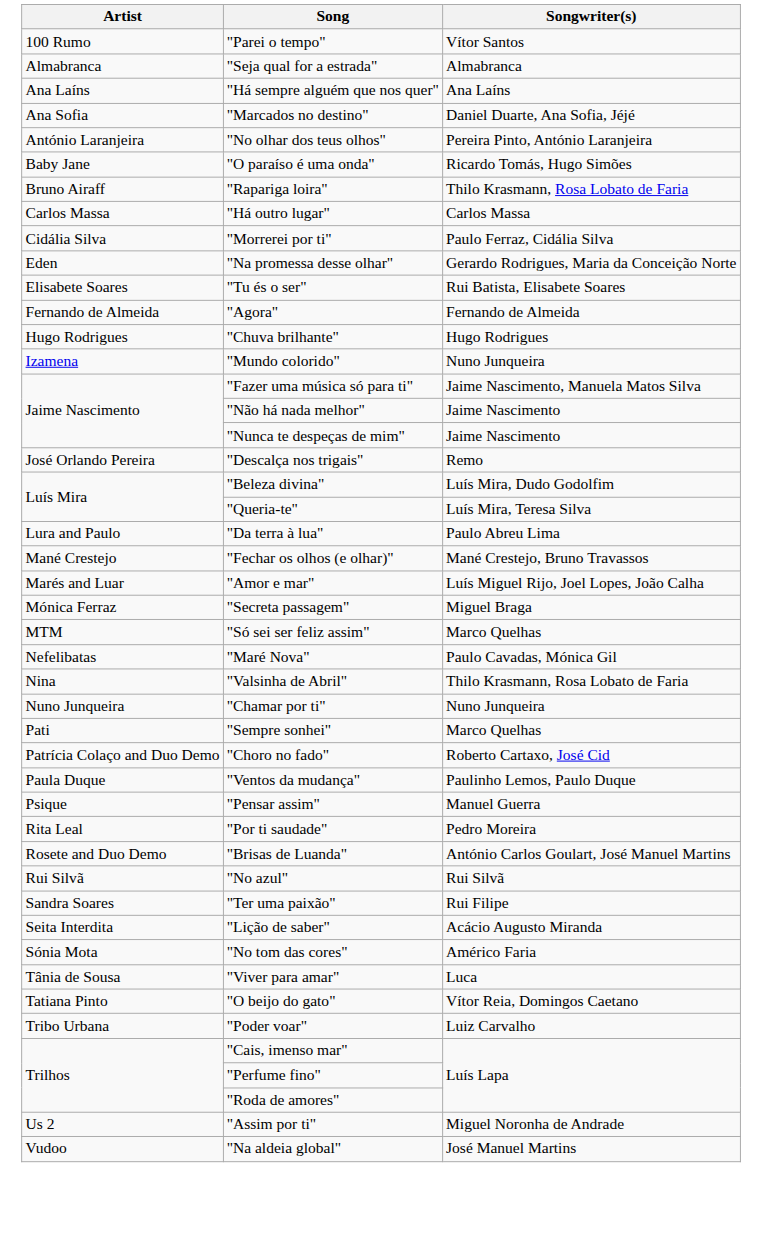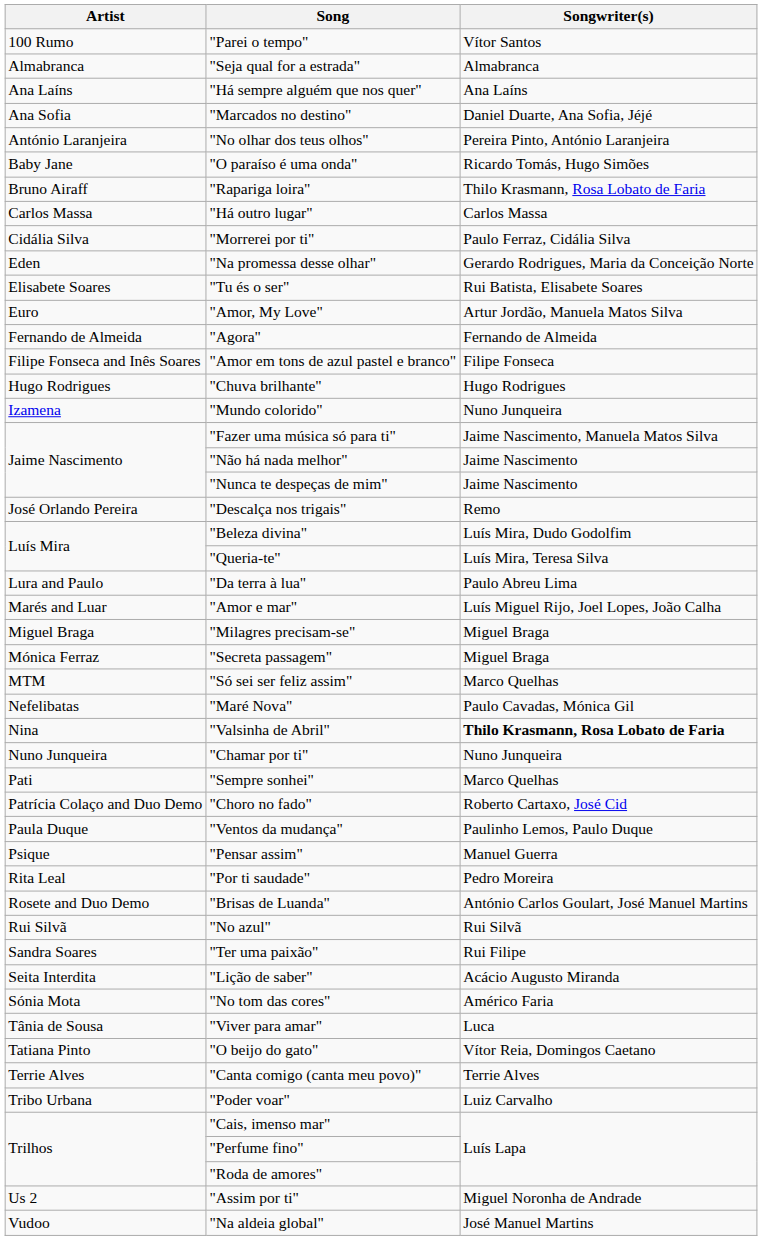+ row: (266, 312)
+ row: (333, 361)
- row: (310, 558)
+ row: (282, 632)
(567, 681) normal -> (594, 730) bold
+ row: (315, 1075)
